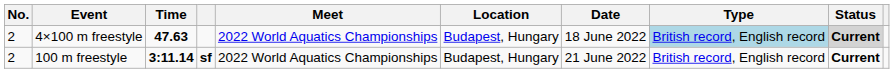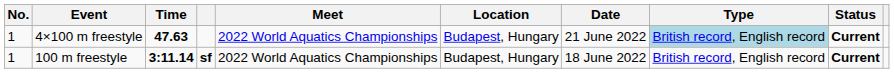(11, 36) 2 -> (11, 36) 1
(606, 36) 18 June 2022 -> (606, 36) 21 June 2022
(855, 36) lightgrey background -> (855, 36) no background
(11, 57) 2 -> (11, 57) 1
(606, 57) 21 June 2022 -> (606, 57) 18 June 2022
